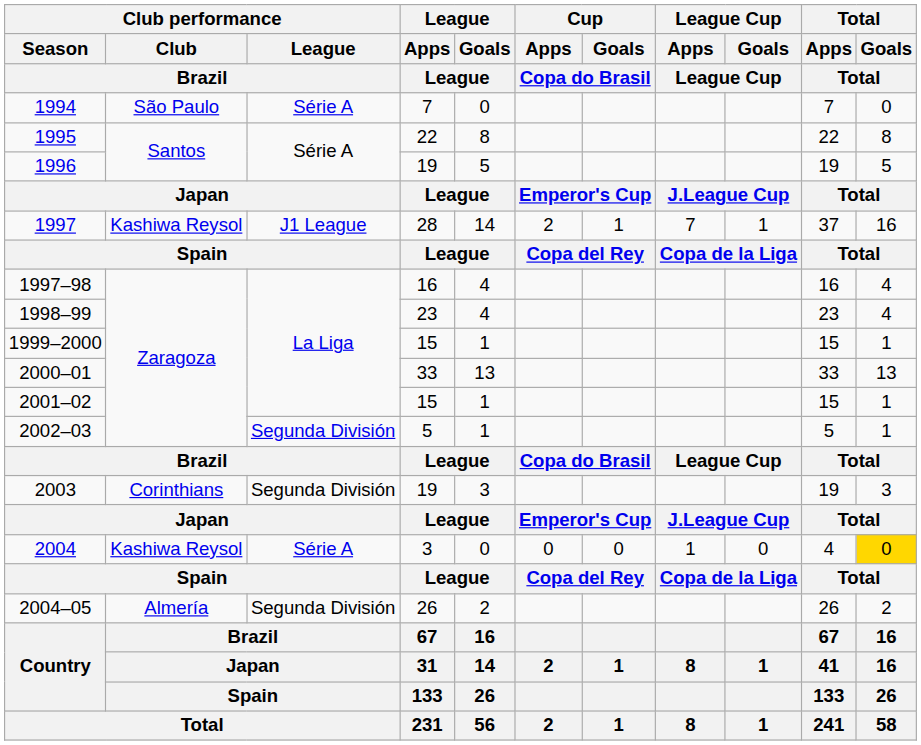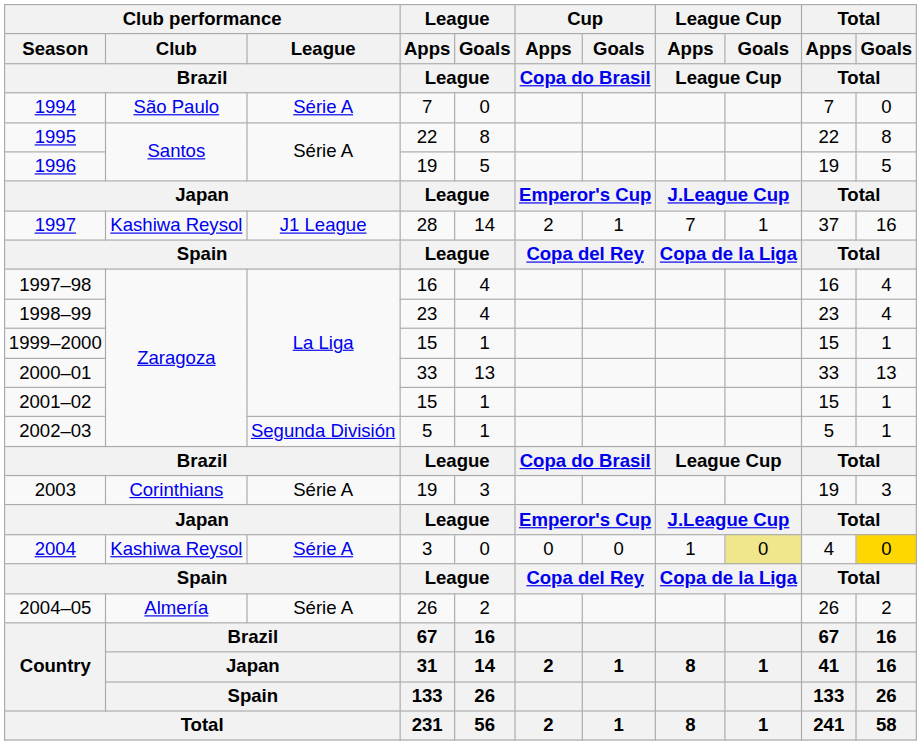(323, 490) Segunda División -> (323, 490) Série A
(763, 549) no background -> (763, 549) khaki background
(323, 607) Segunda División -> (323, 607) Série A
